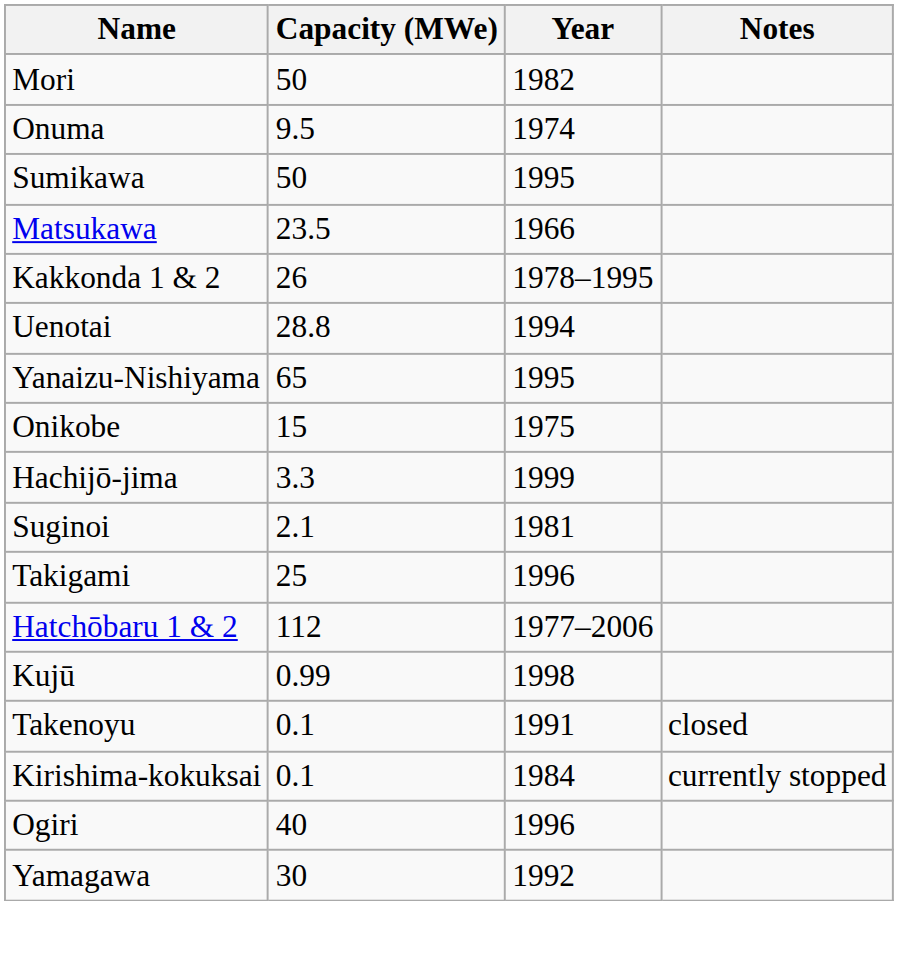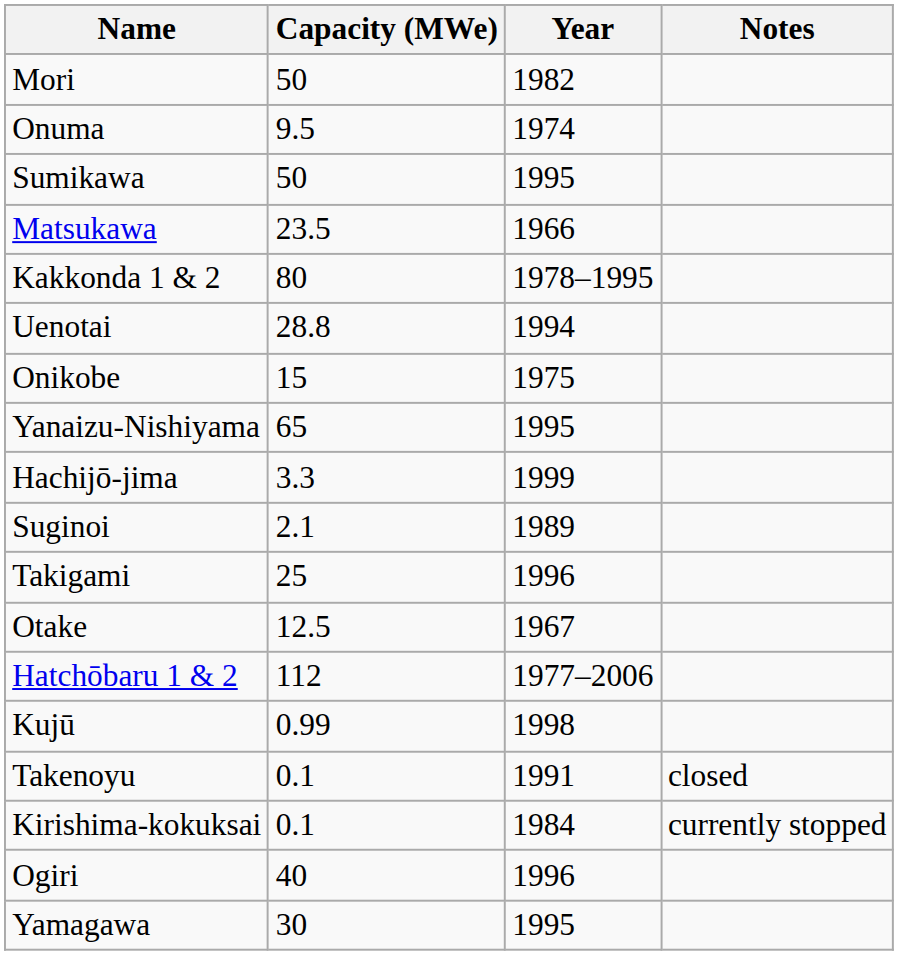(291, 278) 26 -> (291, 278) 80
rows swapped: (66, 427) <-> (136, 377)
(544, 526) 1981 -> (544, 526) 1989
+ row: (50, 626)
(544, 874) 1992 -> (544, 924) 1995
